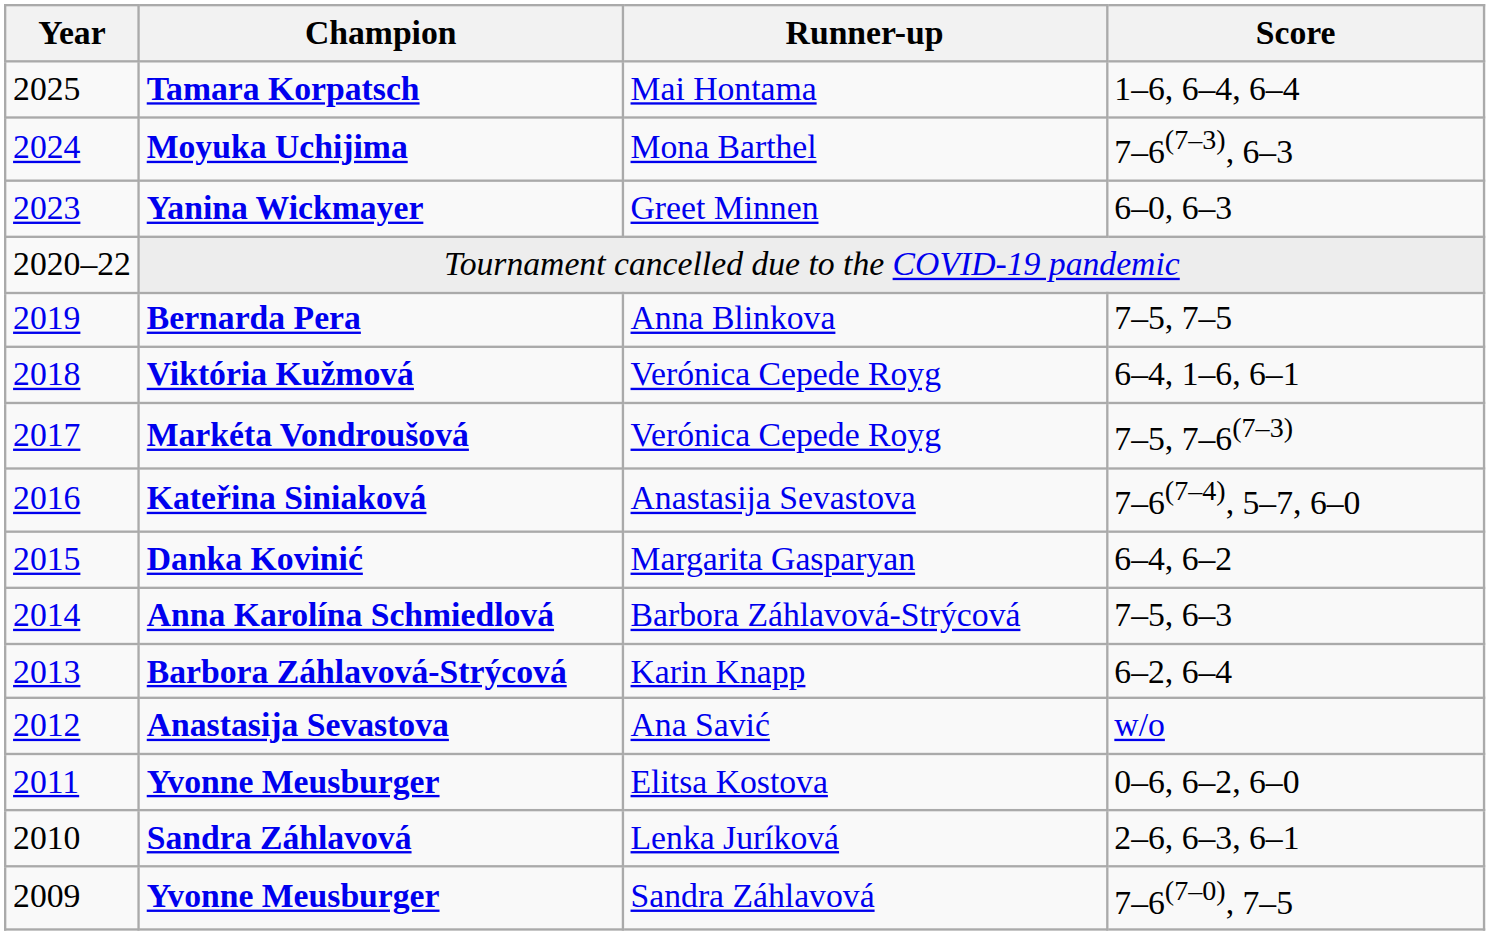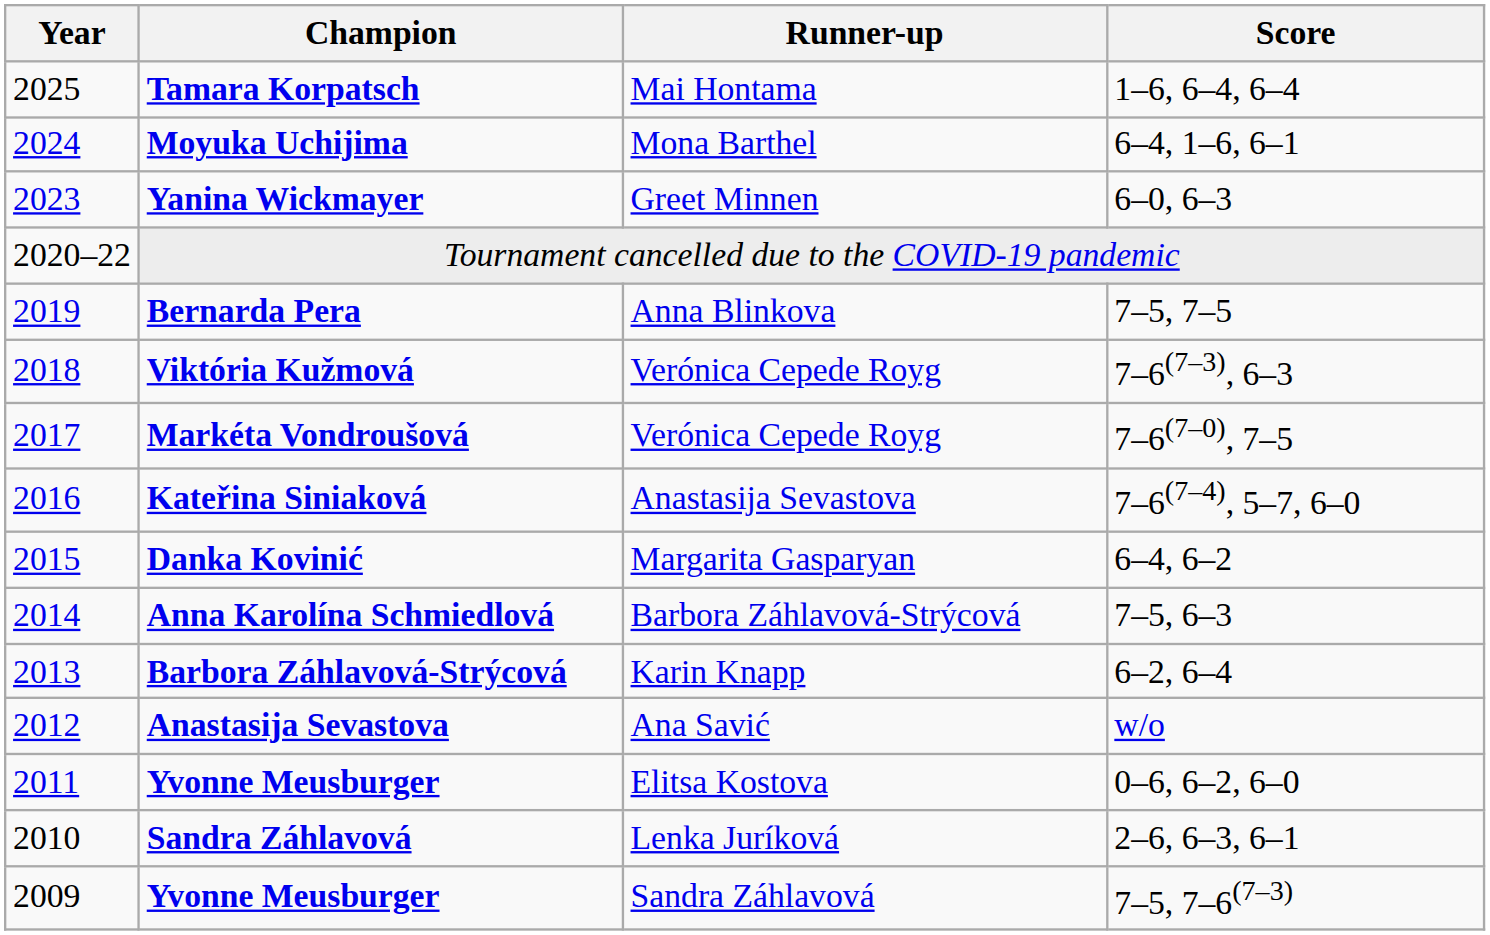(1204, 148) 7–6(7–3), 6–3 -> (1207, 143) 6–4, 1–6, 6–1
(1207, 375) 6–4, 1–6, 6–1 -> (1204, 370) 7–6(7–3), 6–3
(1204, 435) 7–5, 7–6(7–3) -> (1204, 435) 7–6(7–0), 7–5
(1204, 897) 7–6(7–0), 7–5 -> (1204, 897) 7–5, 7–6(7–3)
